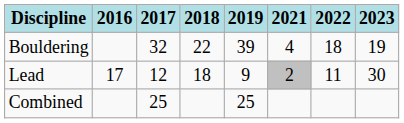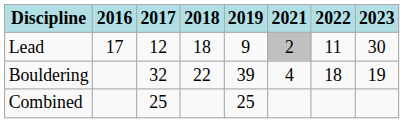rows swapped: (49, 46) <-> (26, 74)
